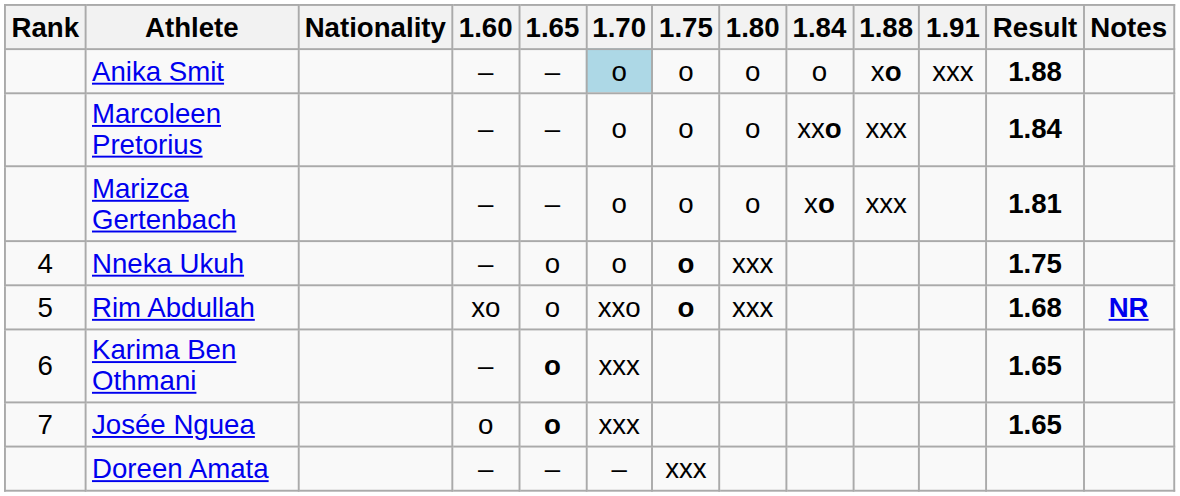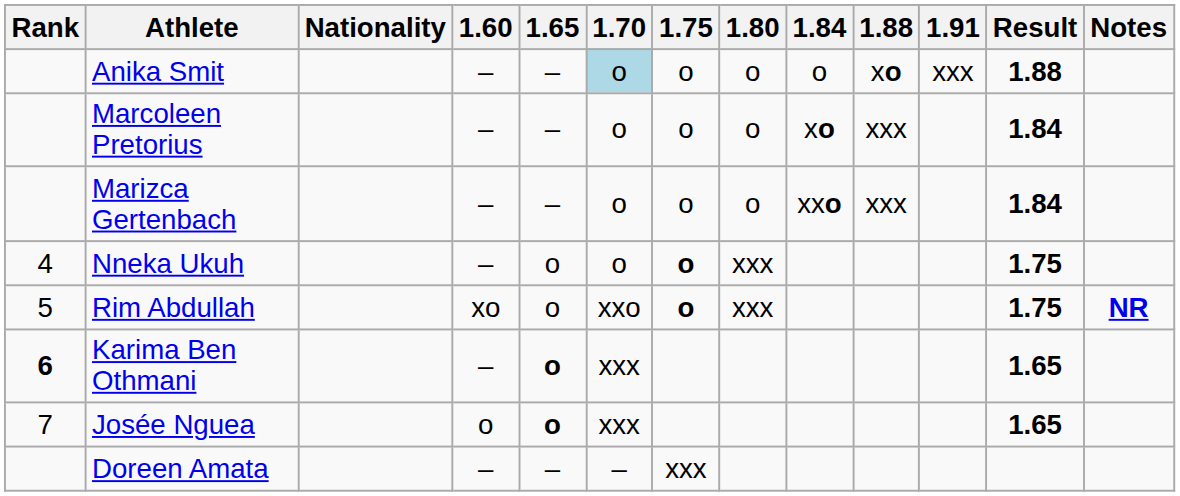(819, 130) xxo -> (819, 130) xo
(819, 204) xo -> (819, 204) xxo
(1035, 204) 1.81 -> (1035, 204) 1.84
(1035, 307) 1.68 -> (1035, 307) 1.75
(45, 366) normal -> (45, 366) bold
